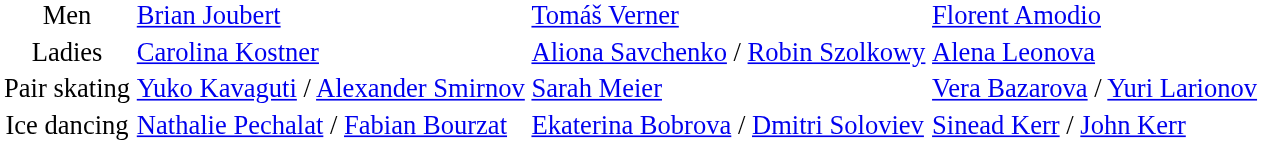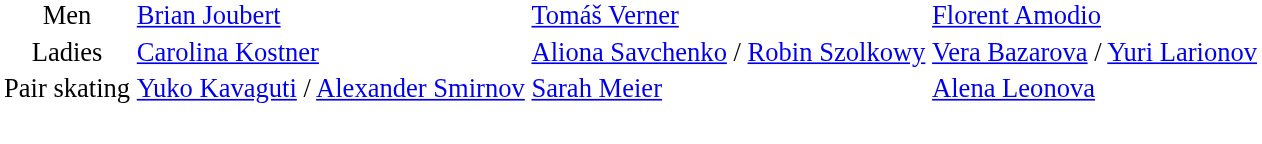(1014, 52) Alena Leonova -> (1095, 52) Vera Bazarova / Yuri Larionov
(1095, 88) Vera Bazarova / Yuri Larionov -> (1014, 88) Alena Leonova
- row: (67, 125)
